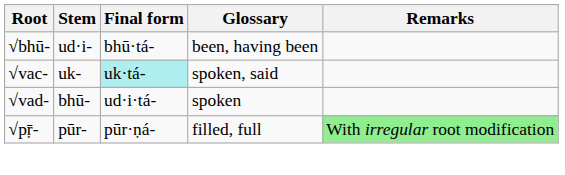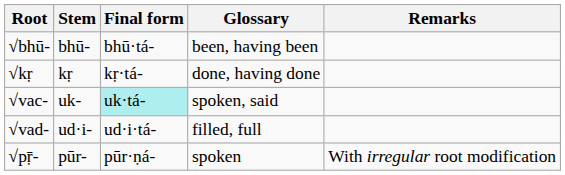(75, 45) ud·i- -> (74, 45) bhū-
+ row: (21, 73)
(74, 101) bhū- -> (75, 128) ud·i-
(217, 101) spoken -> (227, 128) filled, full
(227, 128) filled, full -> (217, 156) spoken
(440, 128) lightgreen background -> (442, 156) no background
